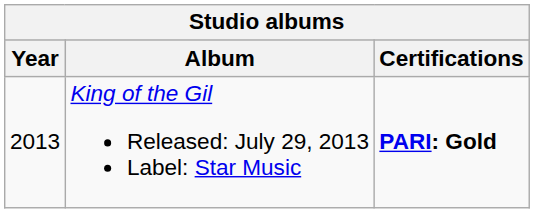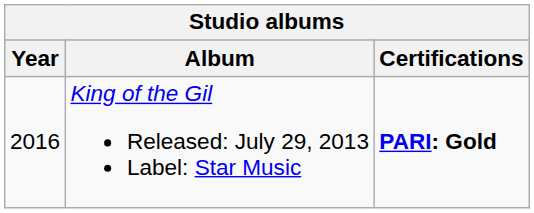(35, 141) 2013 -> (35, 141) 2016
